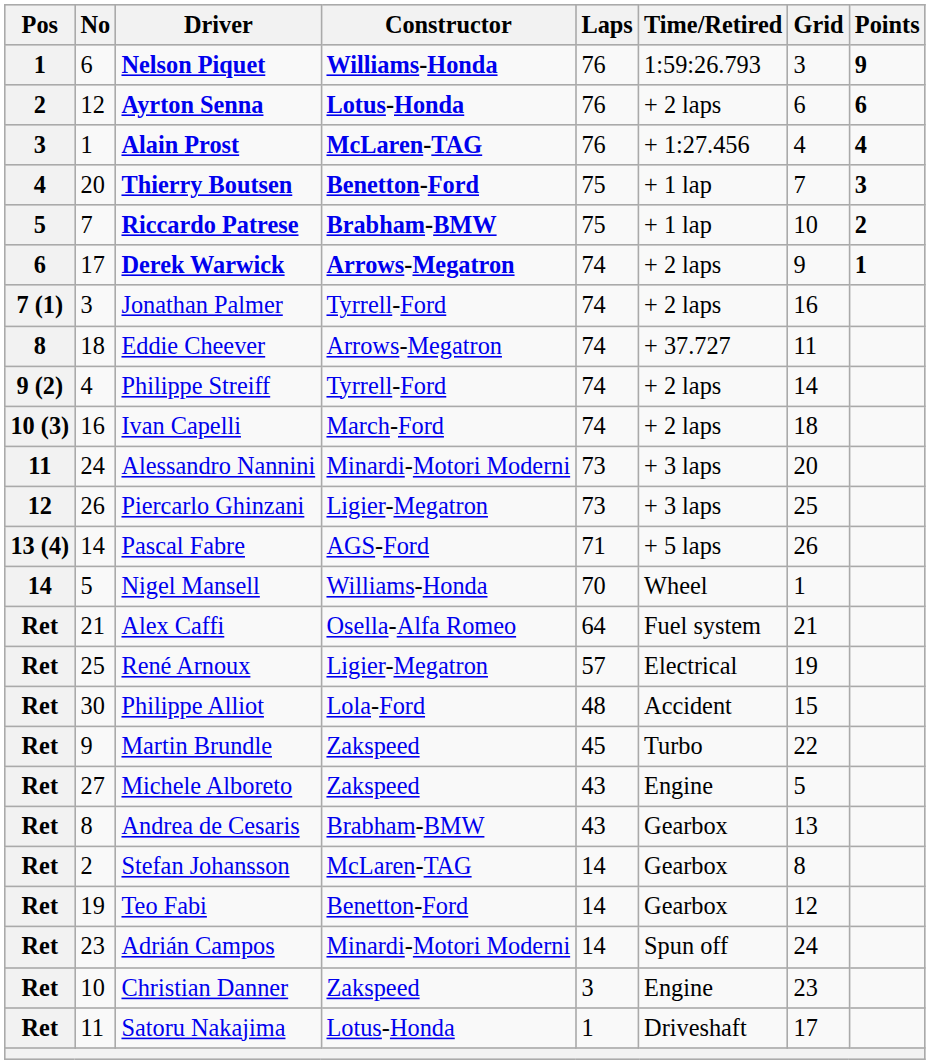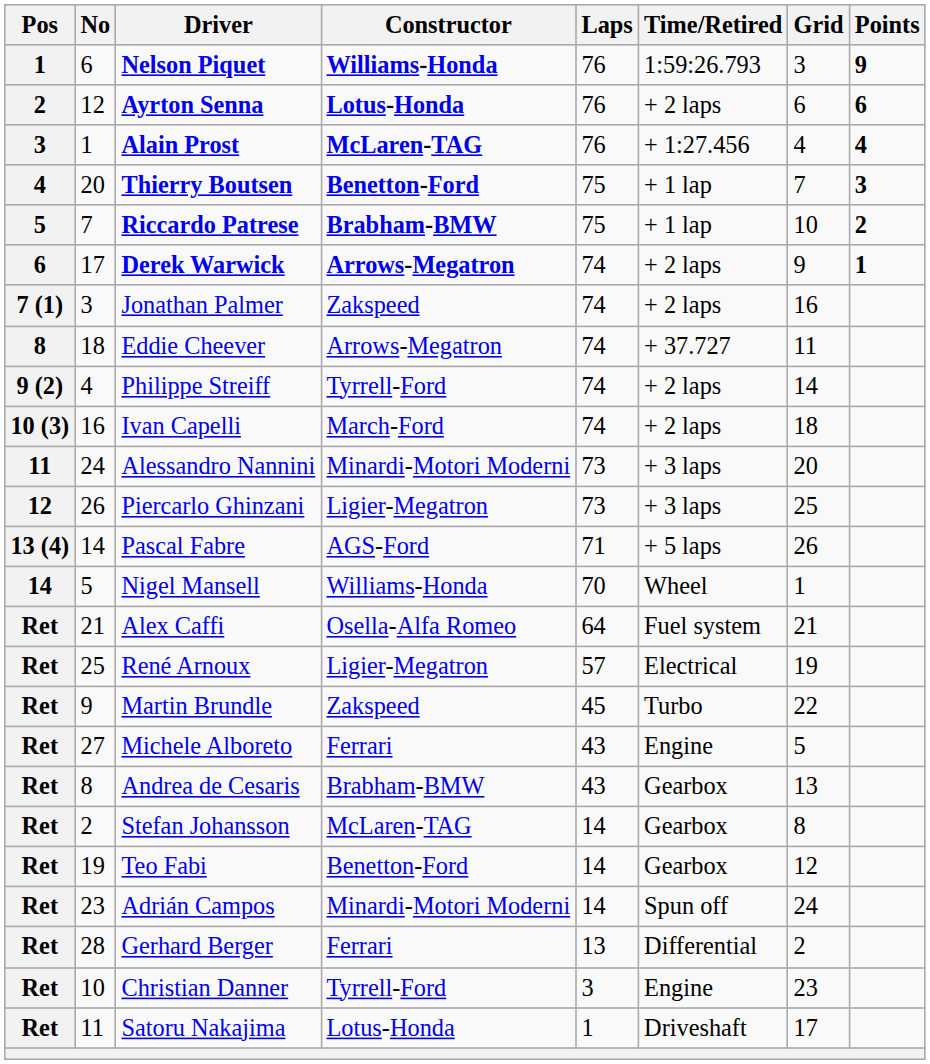(386, 305) Tyrrell-Ford -> (373, 305) Zakspeed
- row: (193, 706)
(373, 786) Zakspeed -> (360, 746) Ferrari
+ row: (197, 947)
(373, 987) Zakspeed -> (386, 987) Tyrrell-Ford
